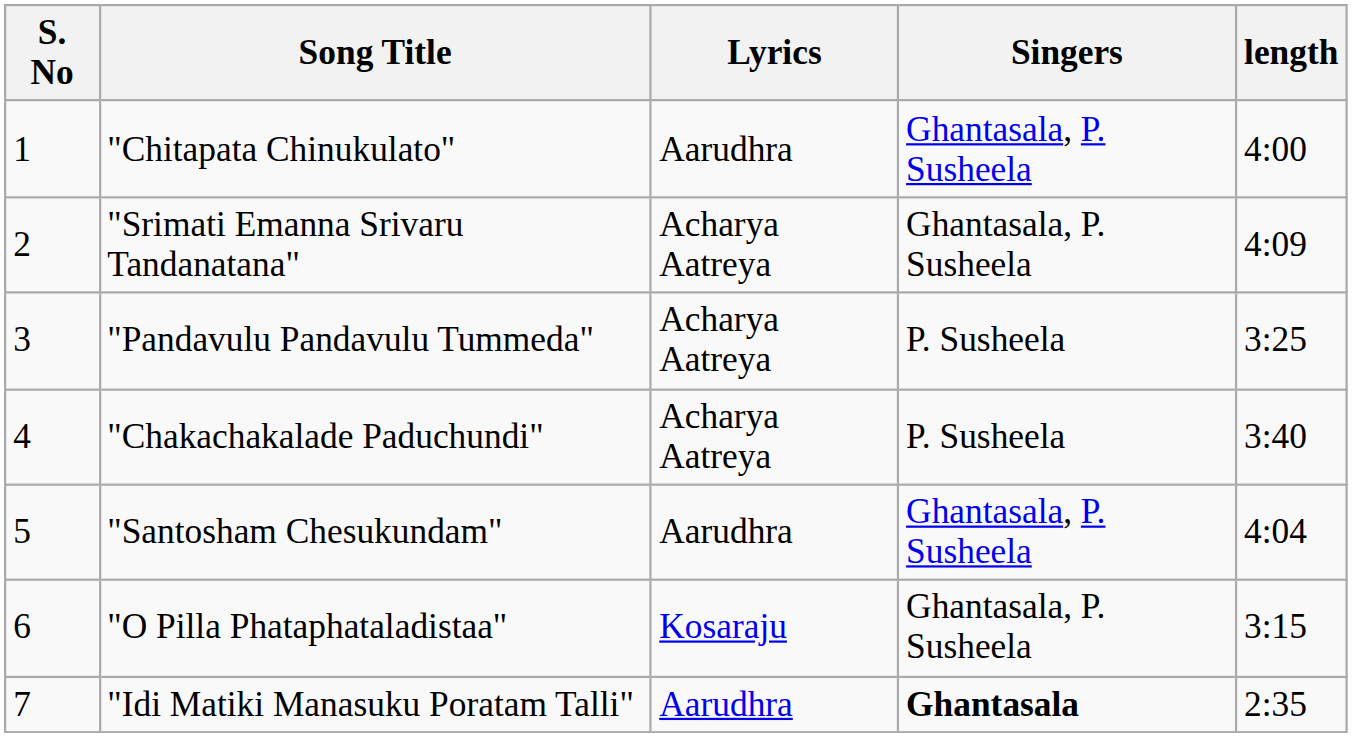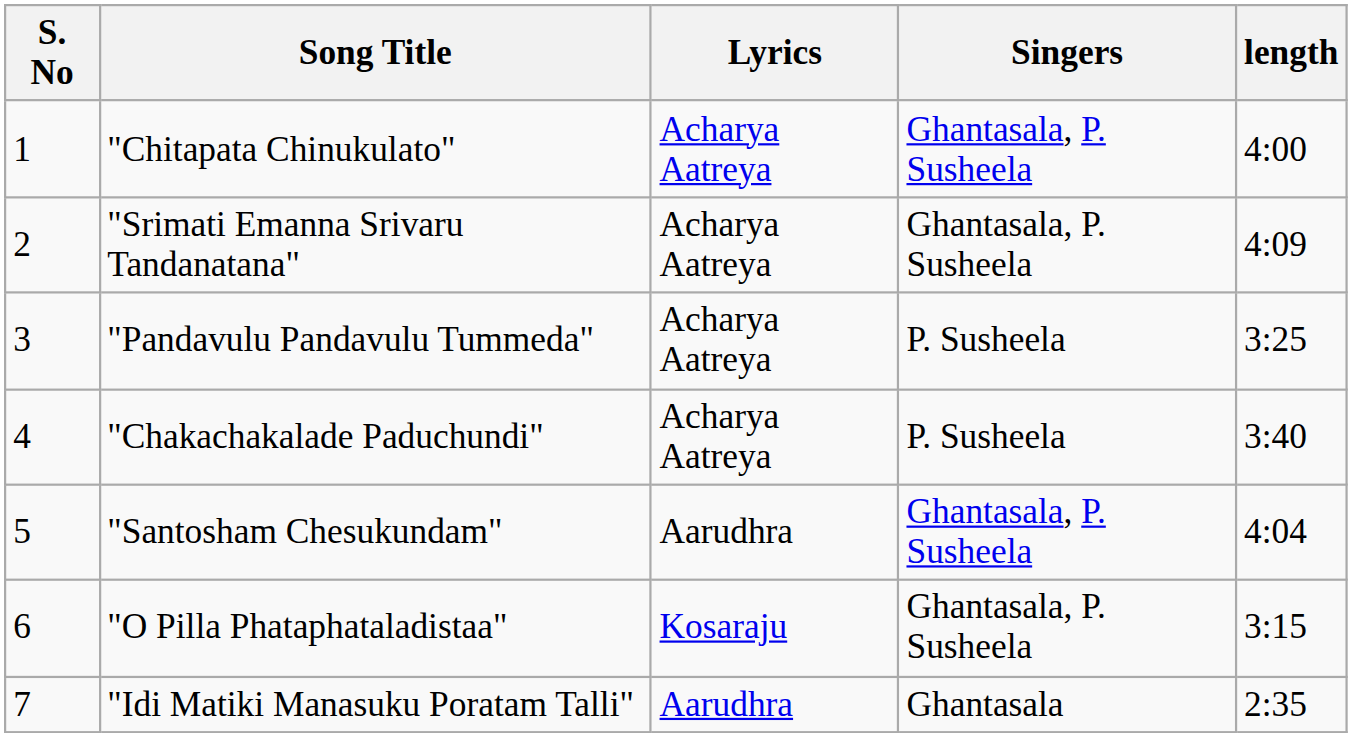(726, 148) Aarudhra -> (719, 148) Acharya Aatreya
(993, 703) bold -> (985, 703) normal
